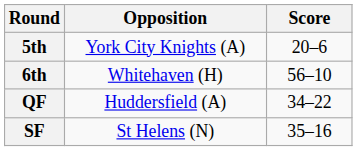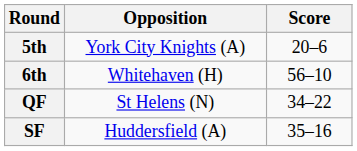(165, 103) Huddersfield (A) -> (165, 103) St Helens (N)
(165, 131) St Helens (N) -> (165, 131) Huddersfield (A)
